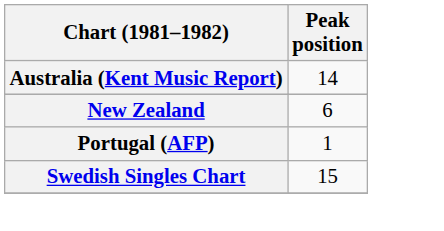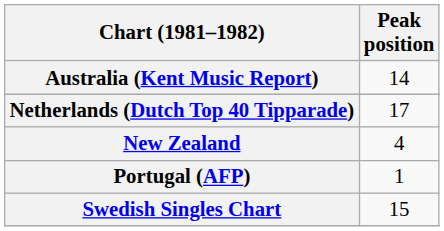+ row: (182, 110)
(328, 110) 6 -> (399, 143) 4
